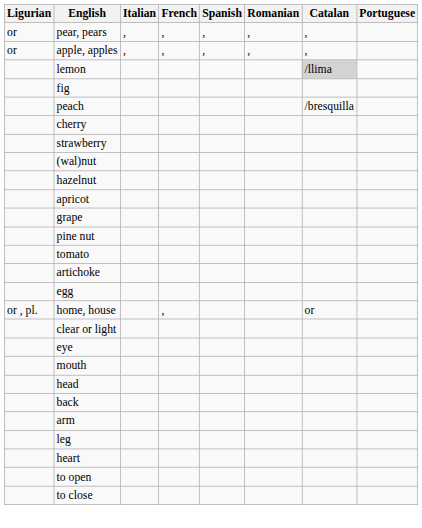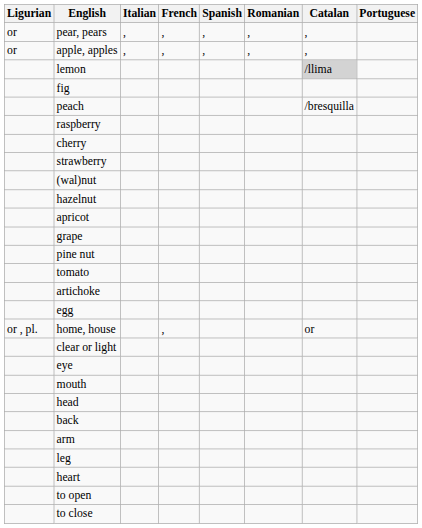+ row: (79, 124)
